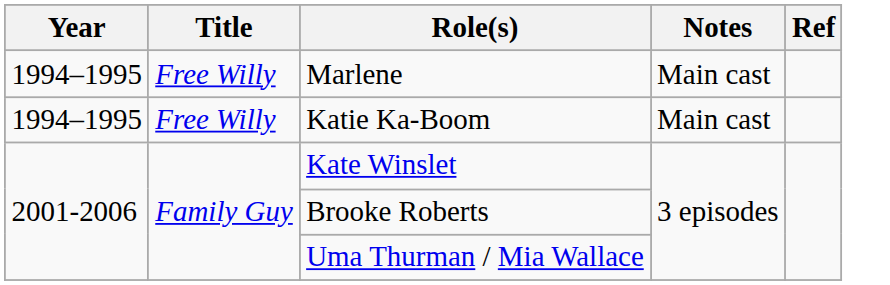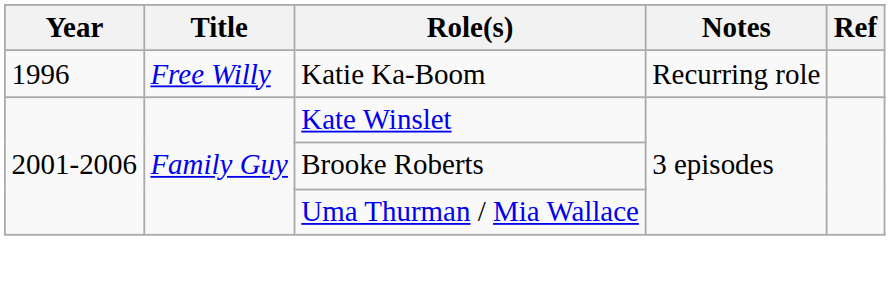- row: (354, 73)
(77, 119) 1994–1995 -> (41, 73) 1996
(714, 119) Main cast -> (736, 73) Recurring role
